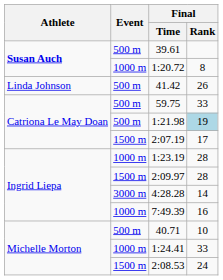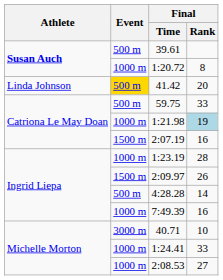(127, 86) no background -> (127, 86) gold background
(202, 86) 26 -> (202, 86) 20
(127, 122) 500 m -> (130, 122) 1000 m
(202, 140) 17 -> (202, 140) 16
(202, 176) 28 -> (202, 176) 26
(130, 194) 3000 m -> (127, 194) 500 m
(127, 230) 500 m -> (130, 230) 3000 m
(130, 266) 1500 m -> (130, 266) 1000 m
(202, 266) 24 -> (202, 266) 27
